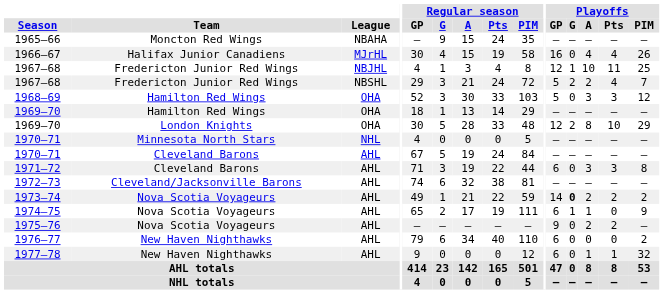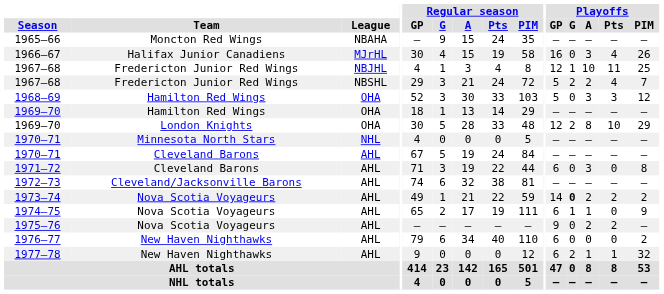(588, 54) 4 -> (588, 54) 3
(614, 168) 3 -> (614, 168) 0
(572, 254) 0 -> (572, 254) 2
